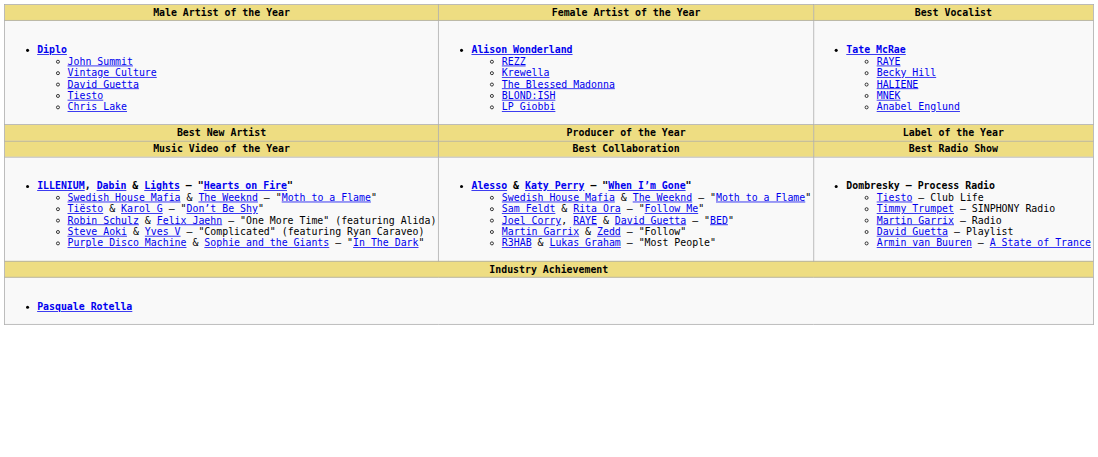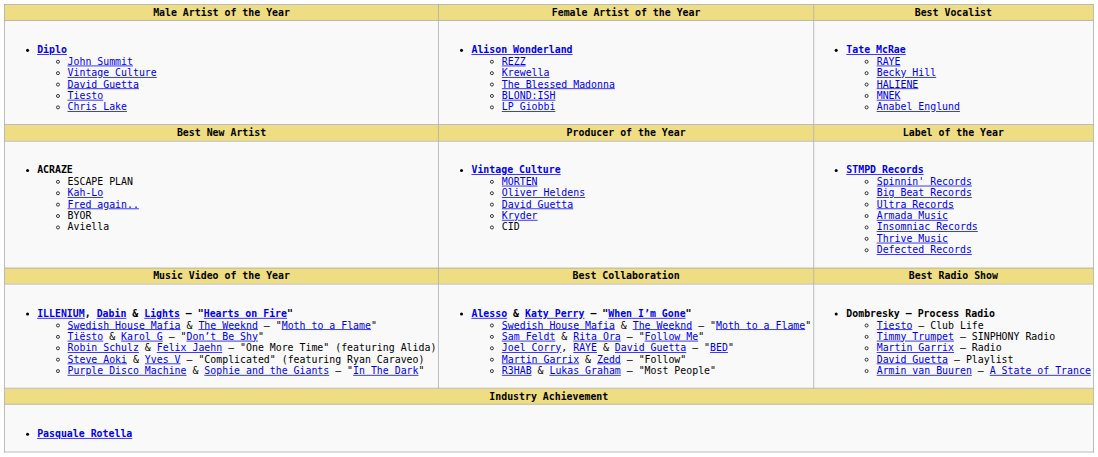+ row: (222, 199)
